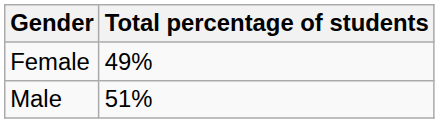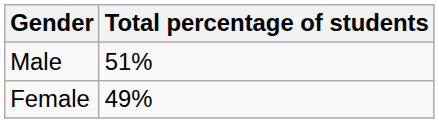rows swapped: (36, 99) <-> (50, 61)
